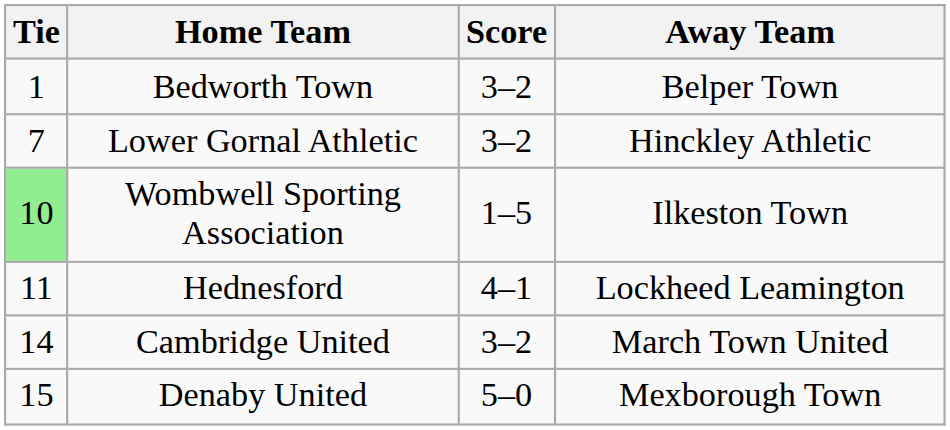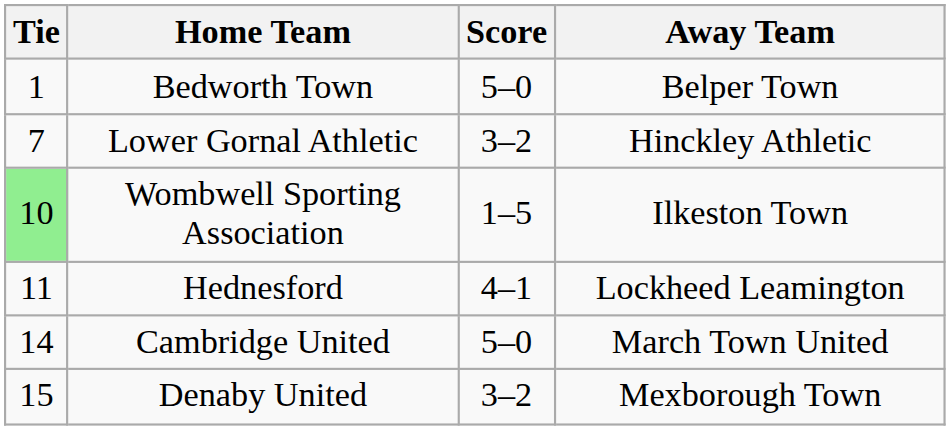(507, 85) 3–2 -> (507, 85) 5–0
(507, 341) 3–2 -> (507, 341) 5–0
(507, 395) 5–0 -> (507, 395) 3–2
